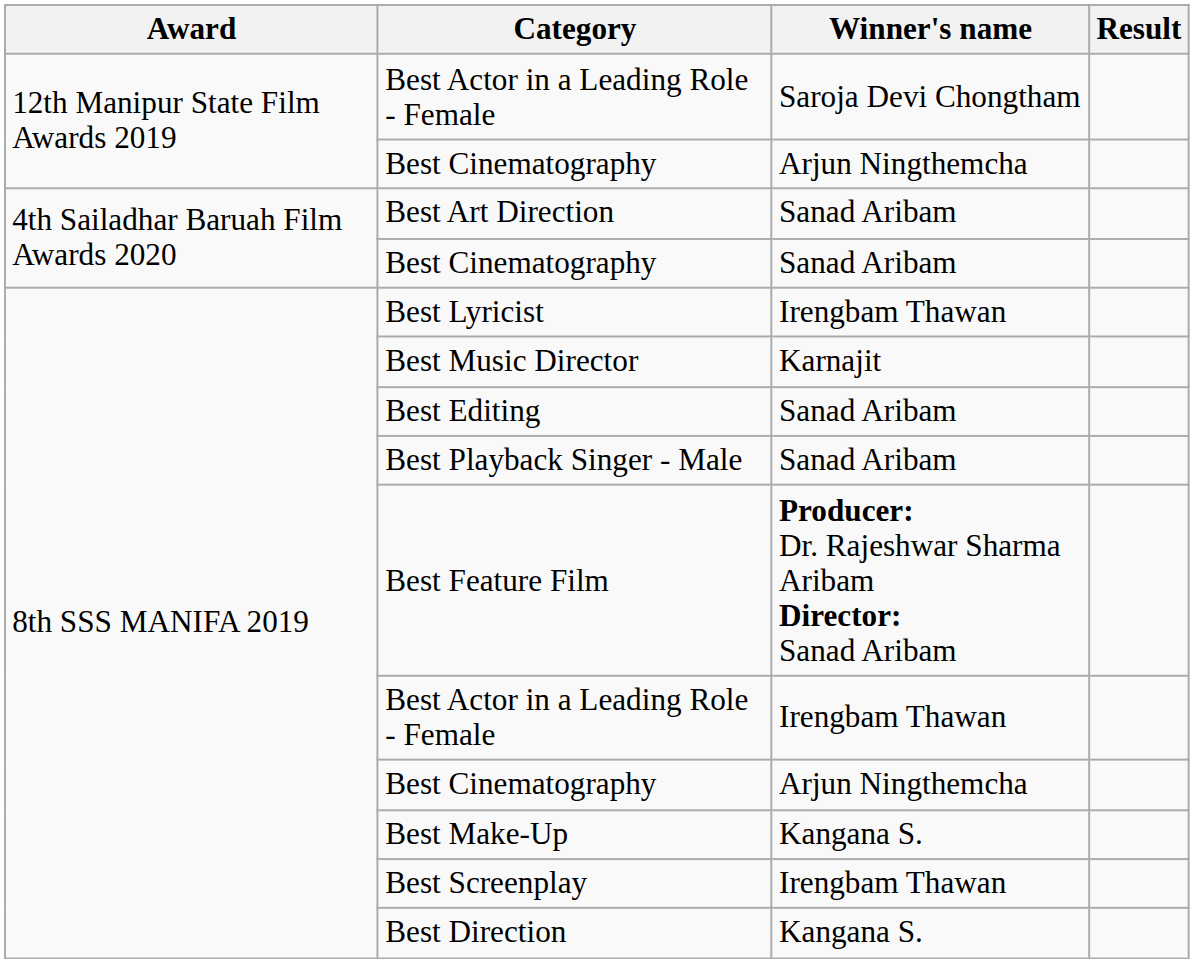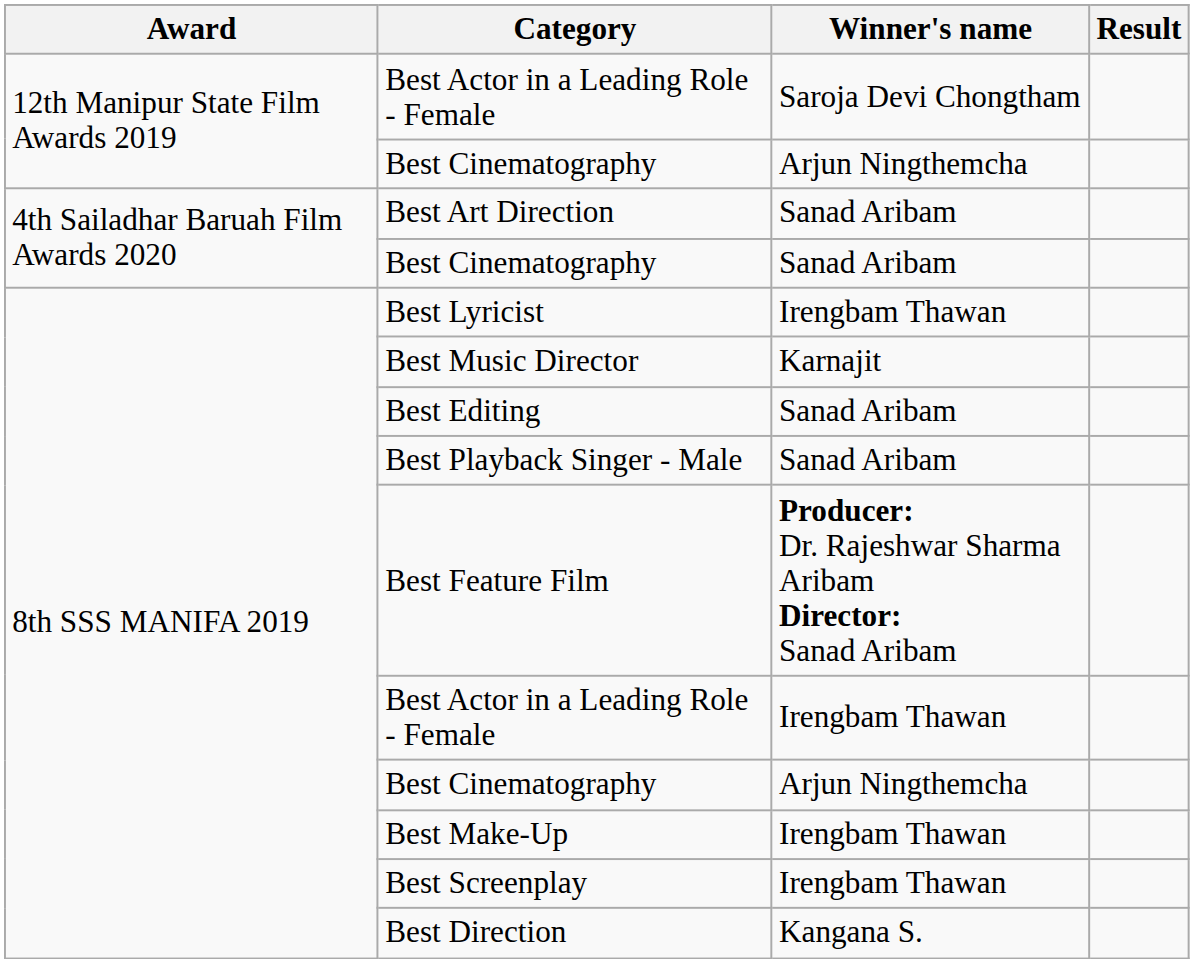(851, 833) Kangana S. -> (893, 833) Irengbam Thawan
